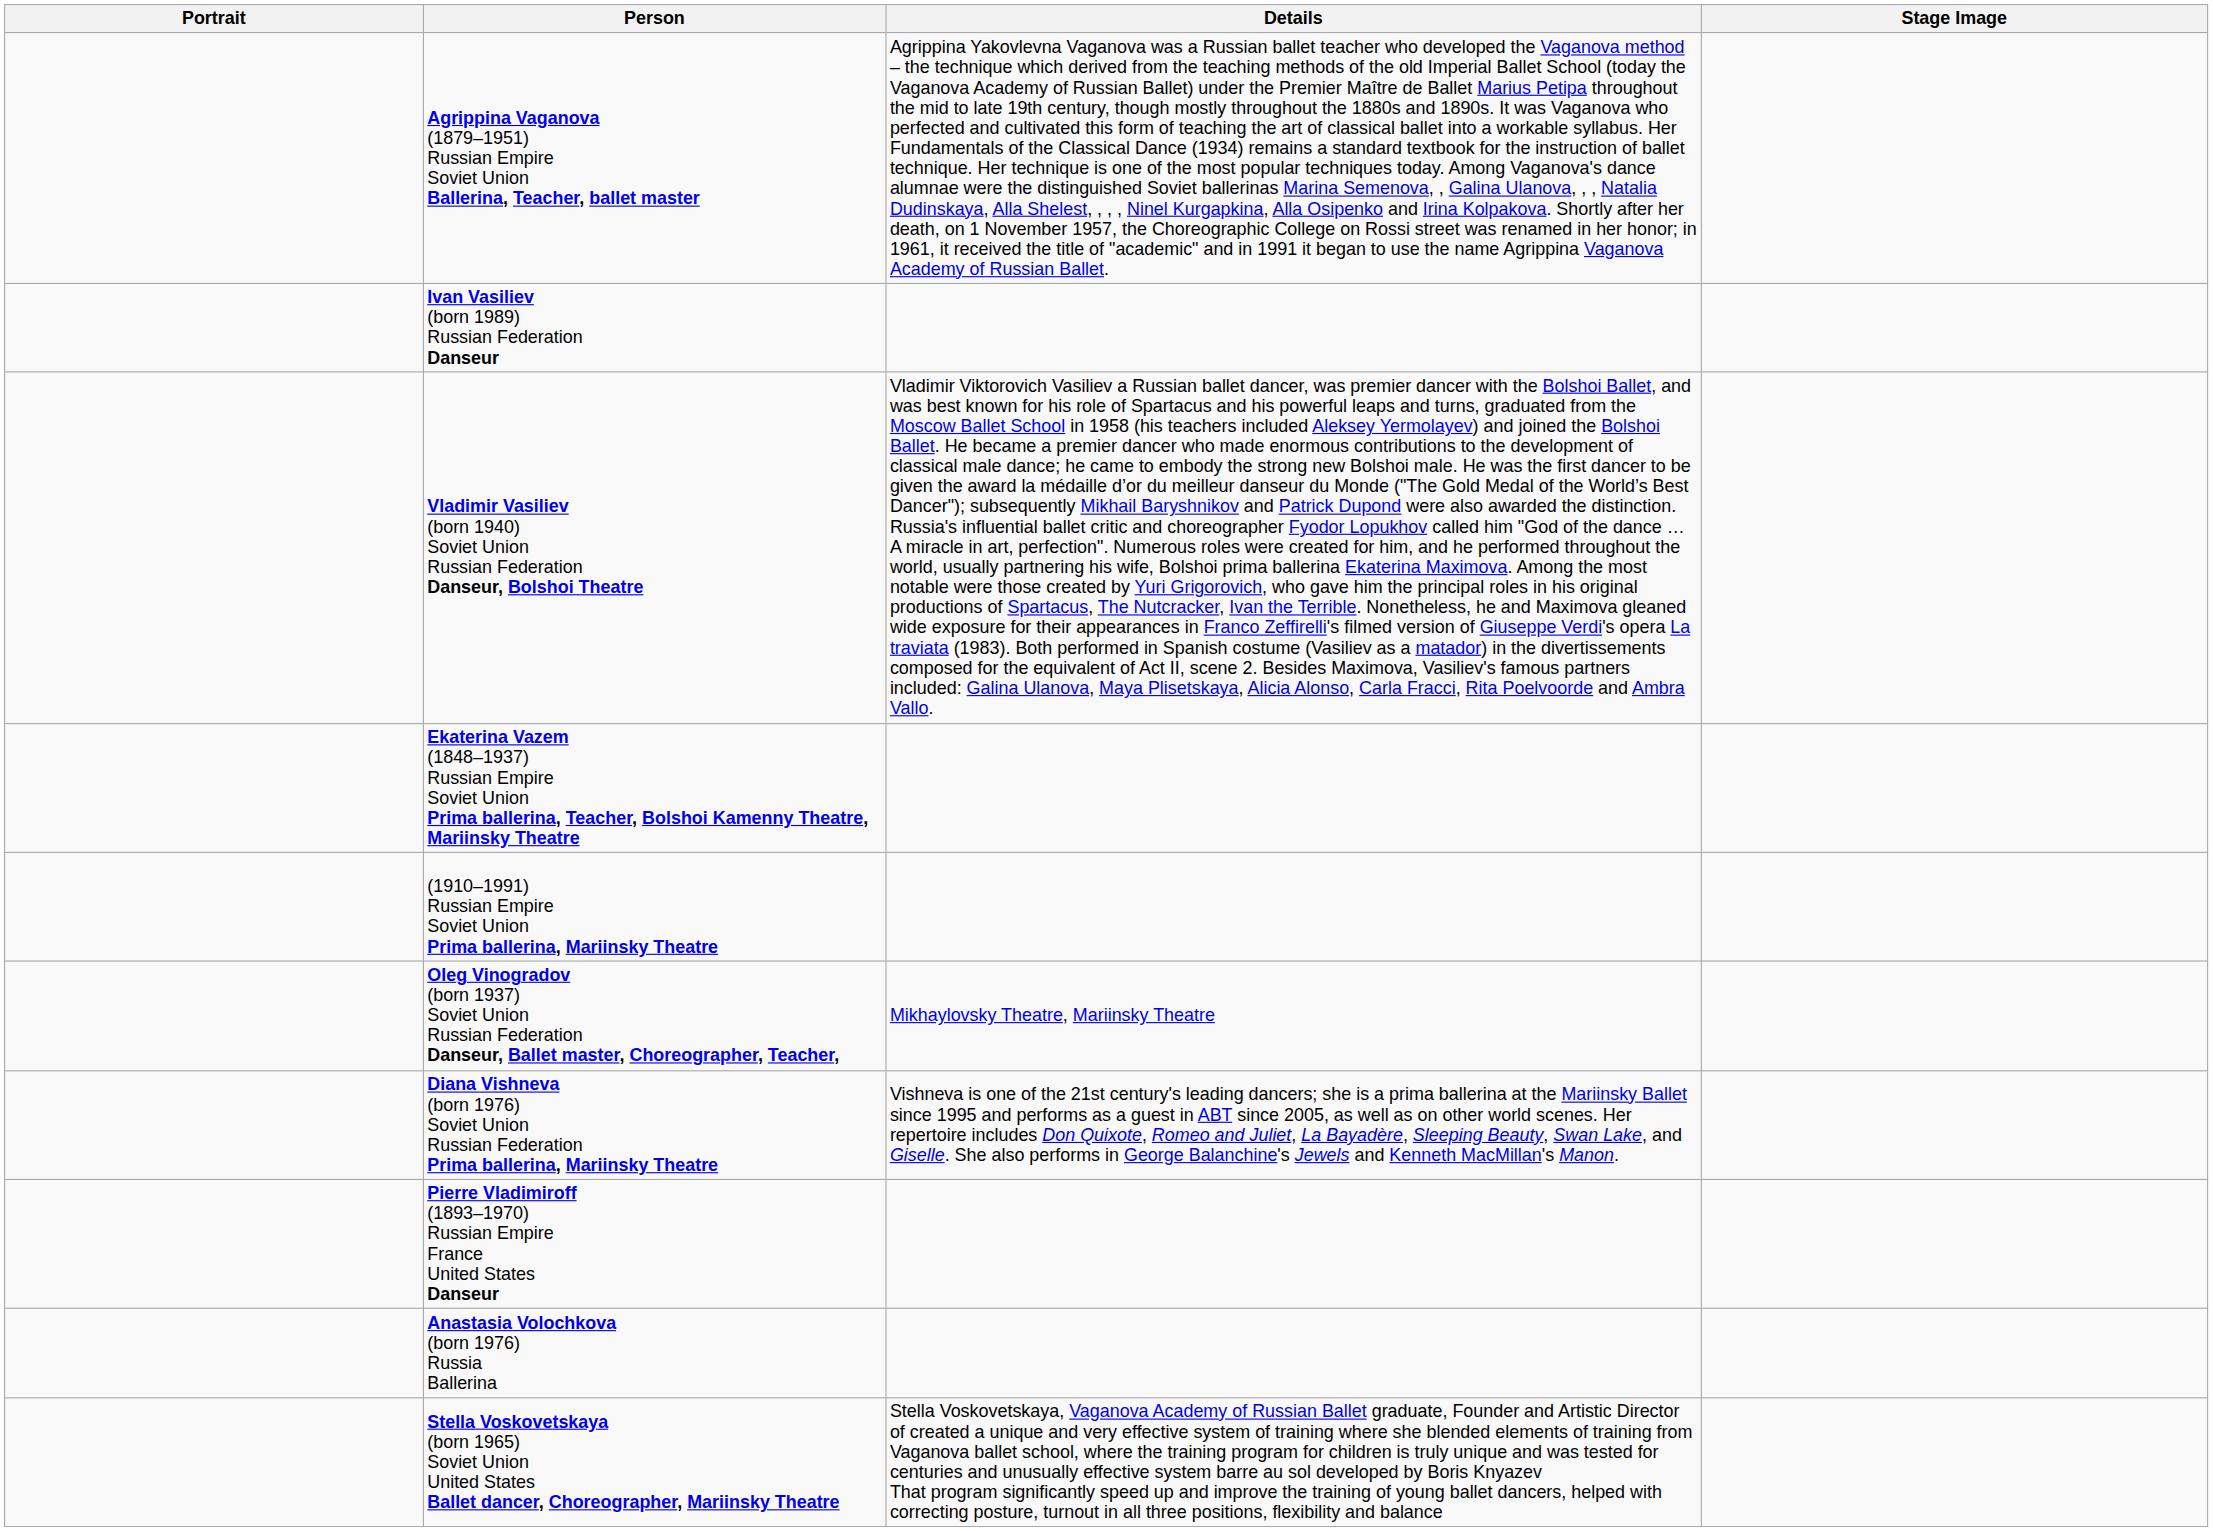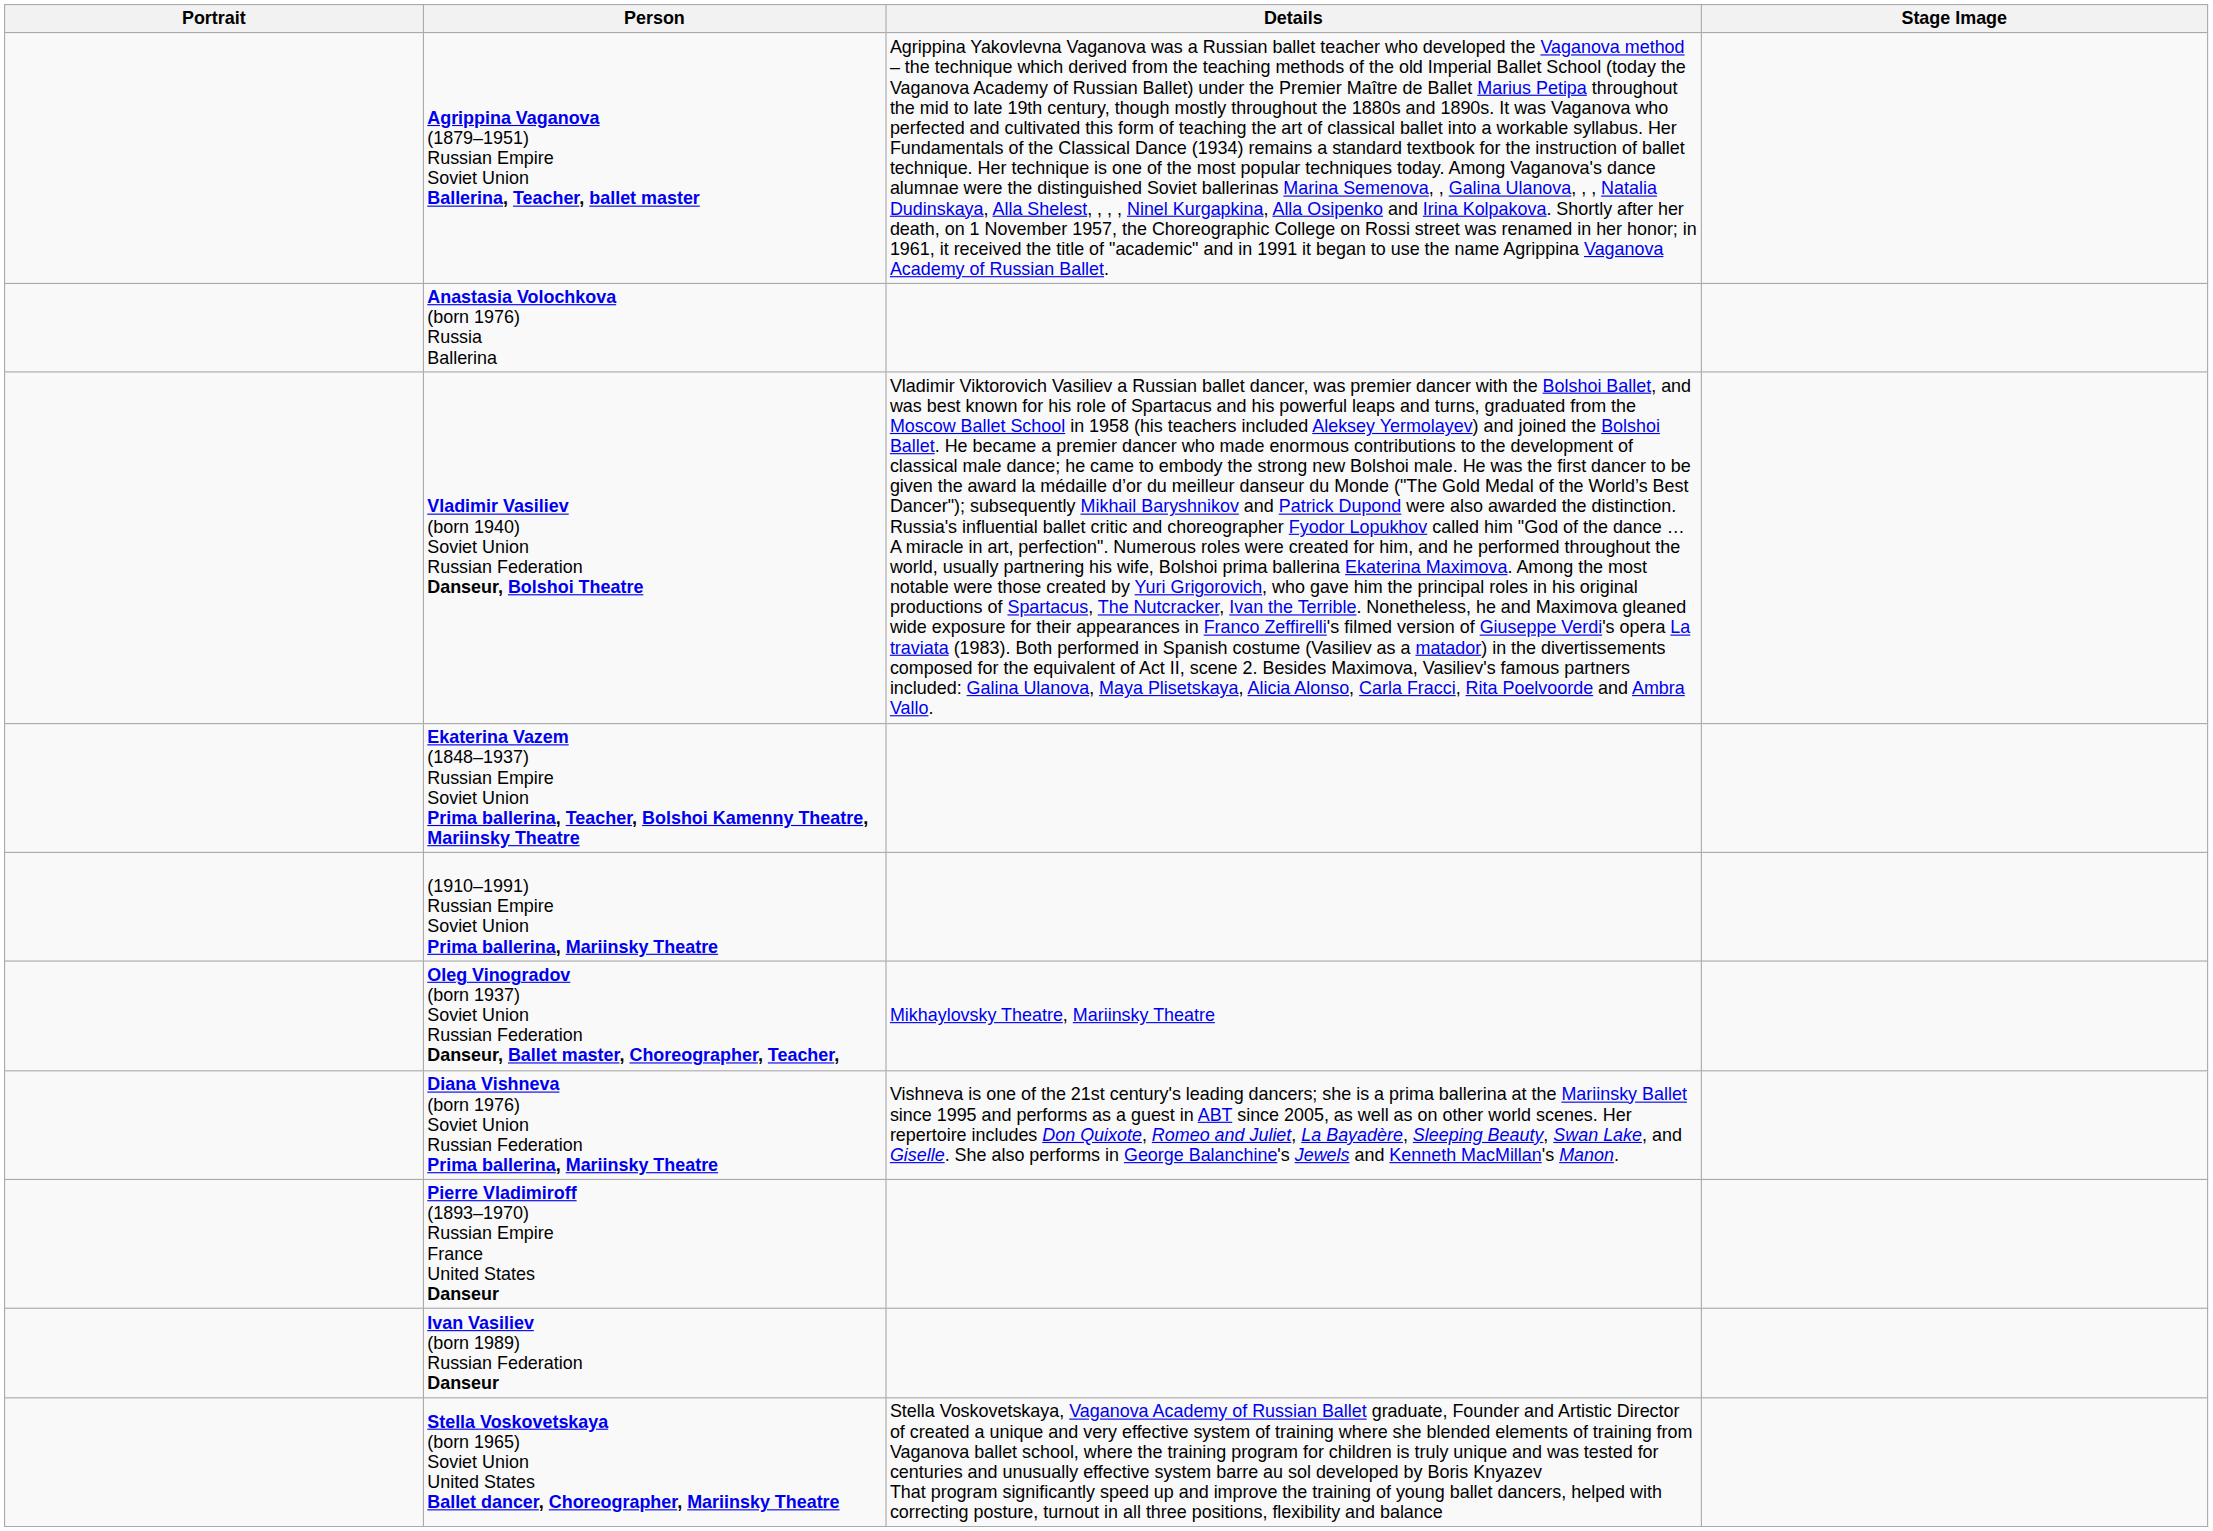rows swapped: (505, 327) <-> (522, 1353)
